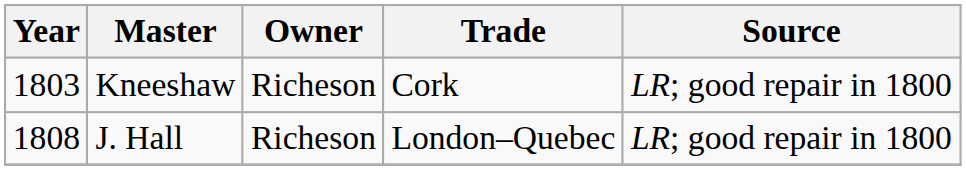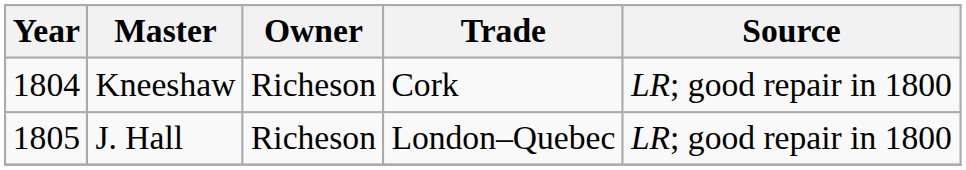(46, 84) 1803 -> (46, 84) 1804
(46, 137) 1808 -> (46, 137) 1805
